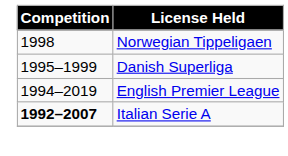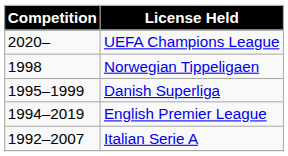+ row: (192, 42)
(59, 114) bold -> (46, 138) normal
